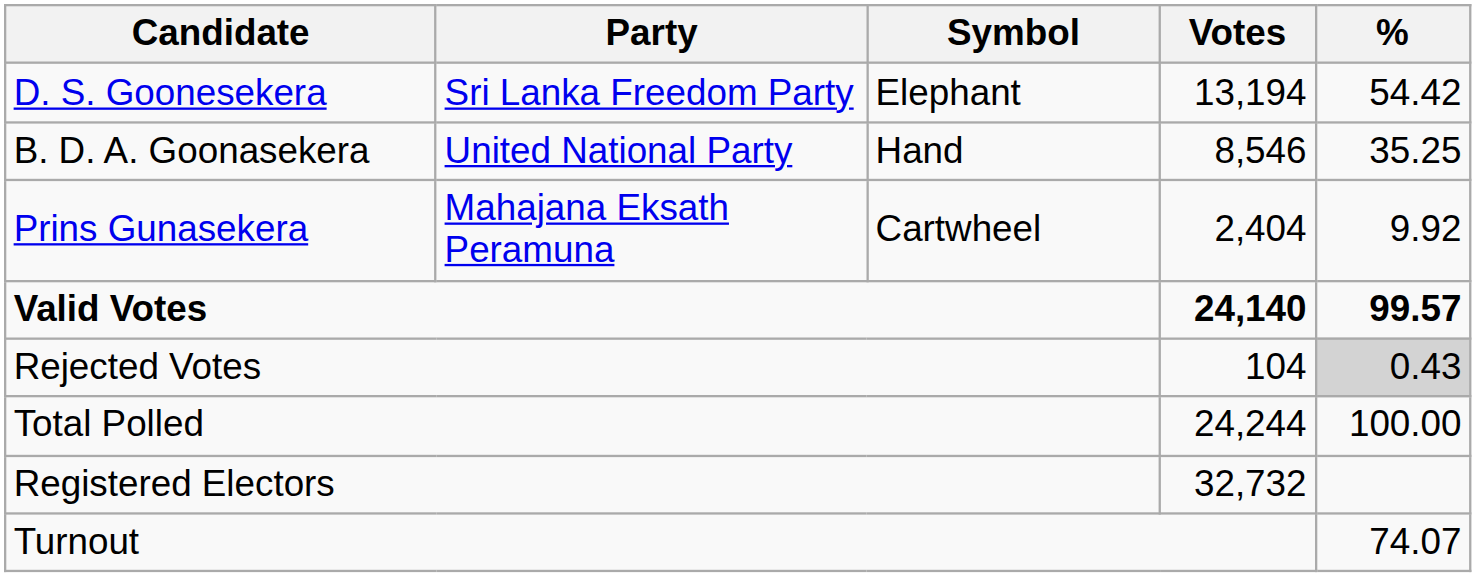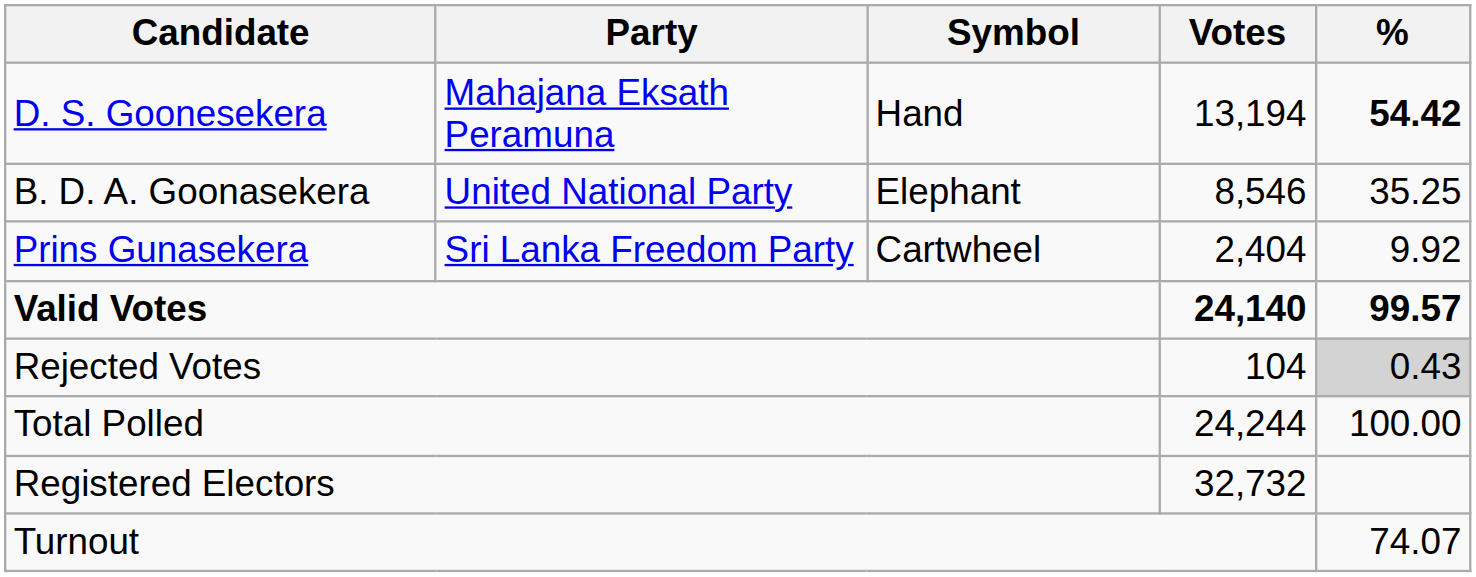(649, 92) Sri Lanka Freedom Party -> (587, 112) Mahajana Eksath Peramuna
(948, 92) Elephant -> (920, 112) Hand
(1415, 92) normal -> (1415, 112) bold
(920, 150) Hand -> (948, 191) Elephant
(587, 229) Mahajana Eksath Peramuna -> (649, 250) Sri Lanka Freedom Party
